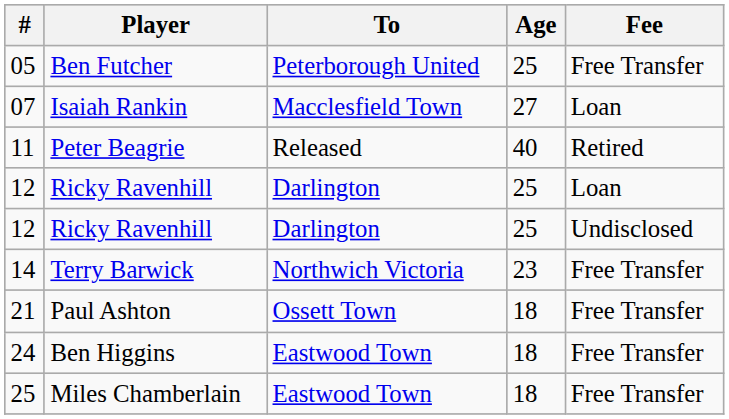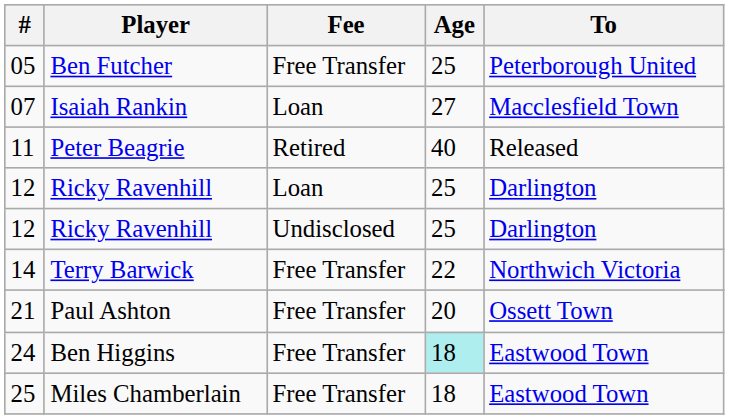columns swapped: (387, 25) <-> (644, 25)
(525, 270) 23 -> (443, 270) 22
(525, 311) 18 -> (443, 311) 20
(525, 351) no background -> (443, 351) paleturquoise background
